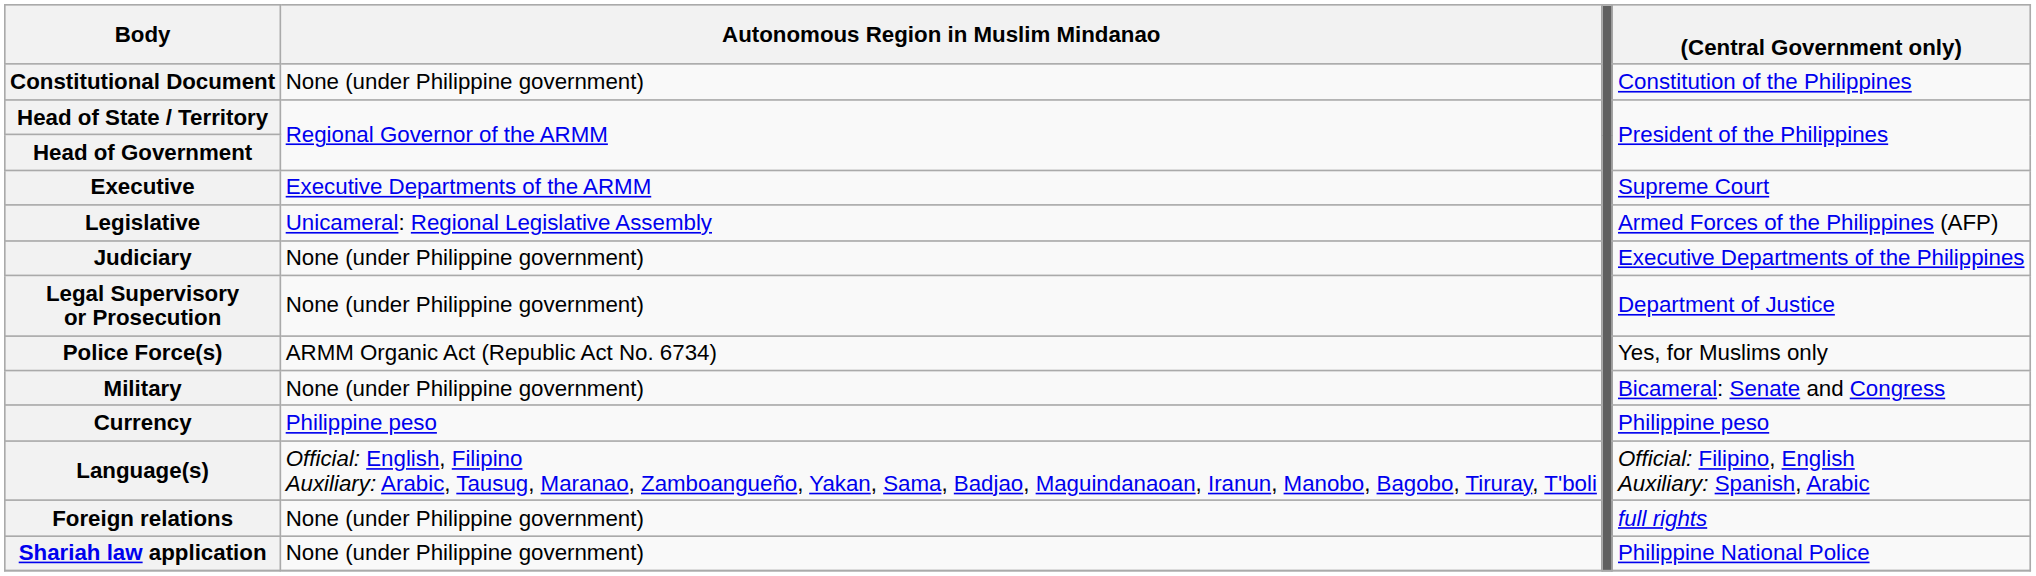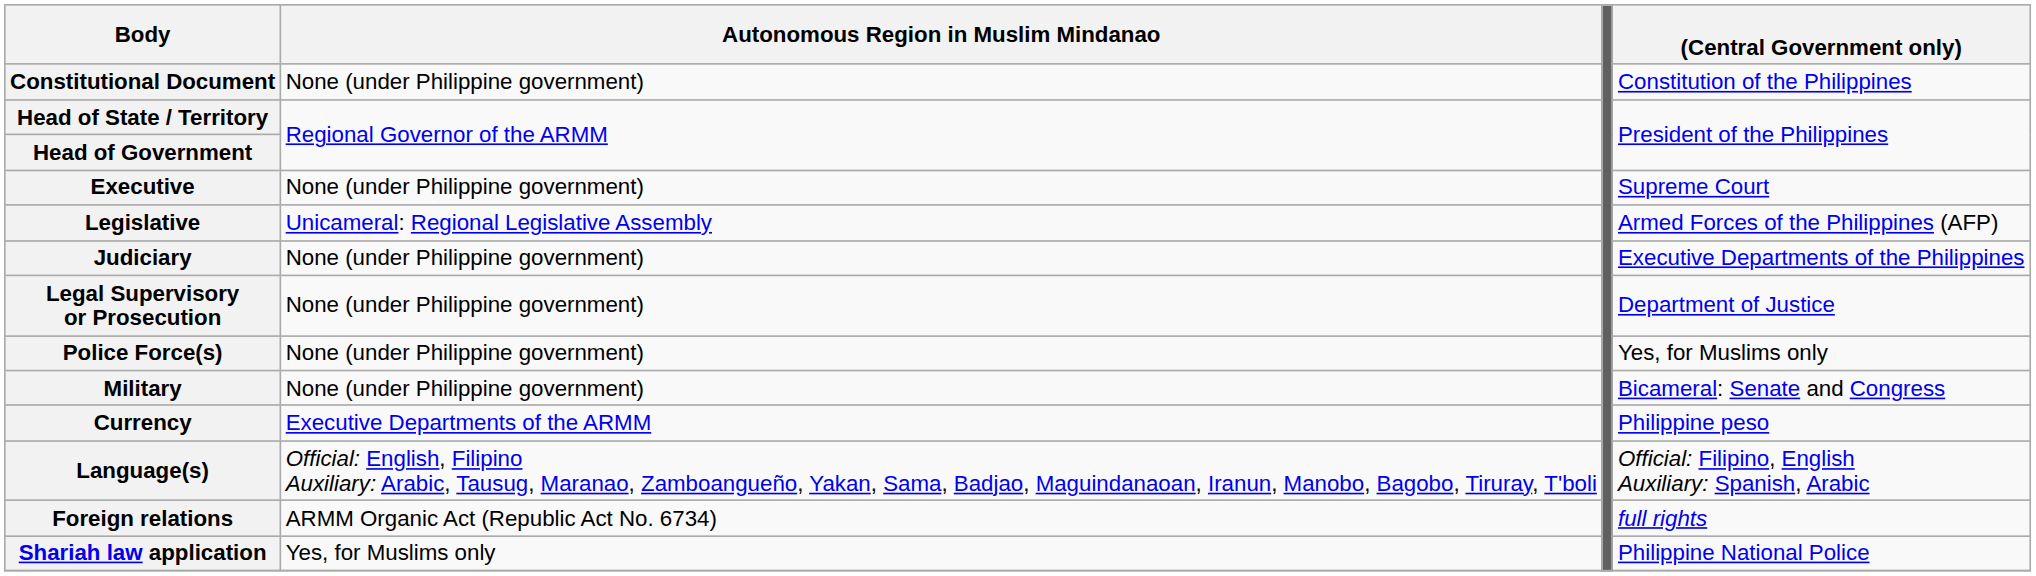(468, 187) Executive Departments of the ARMM -> (465, 187) None (under Philippine government)
(501, 352) ARMM Organic Act (Republic Act No. 6734) -> (465, 352) None (under Philippine government)
(361, 423) Philippine peso -> (468, 423) Executive Departments of the ARMM
(465, 518) None (under Philippine government) -> (501, 518) ARMM Organic Act (Republic Act No. 6734)
(465, 553) None (under Philippine government) -> (391, 553) Yes, for Muslims only
